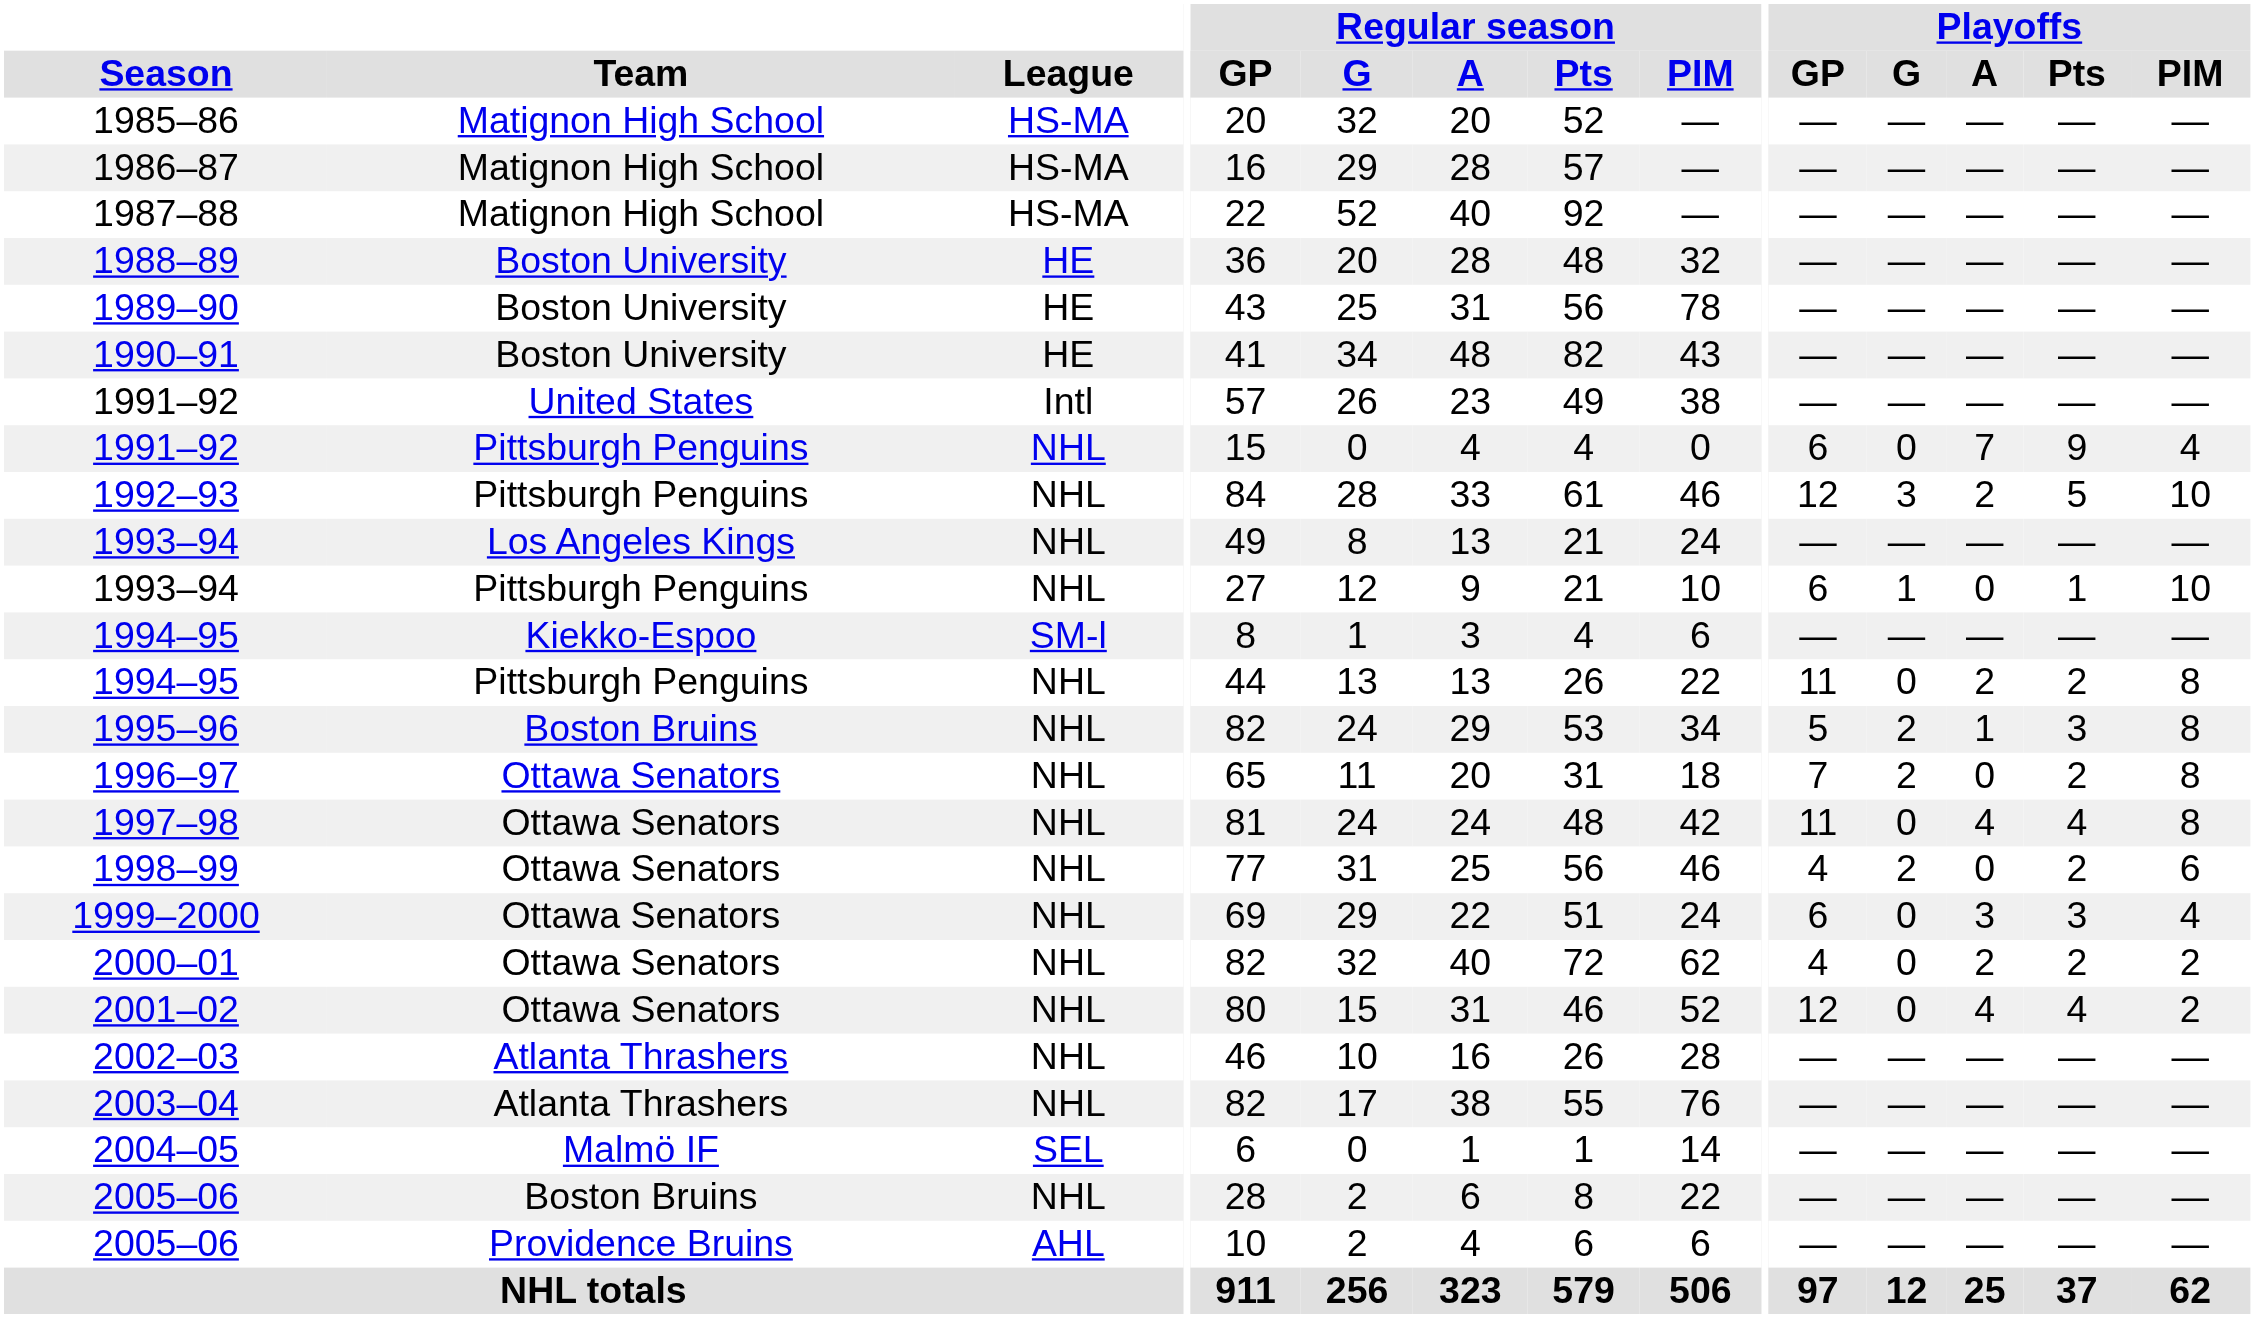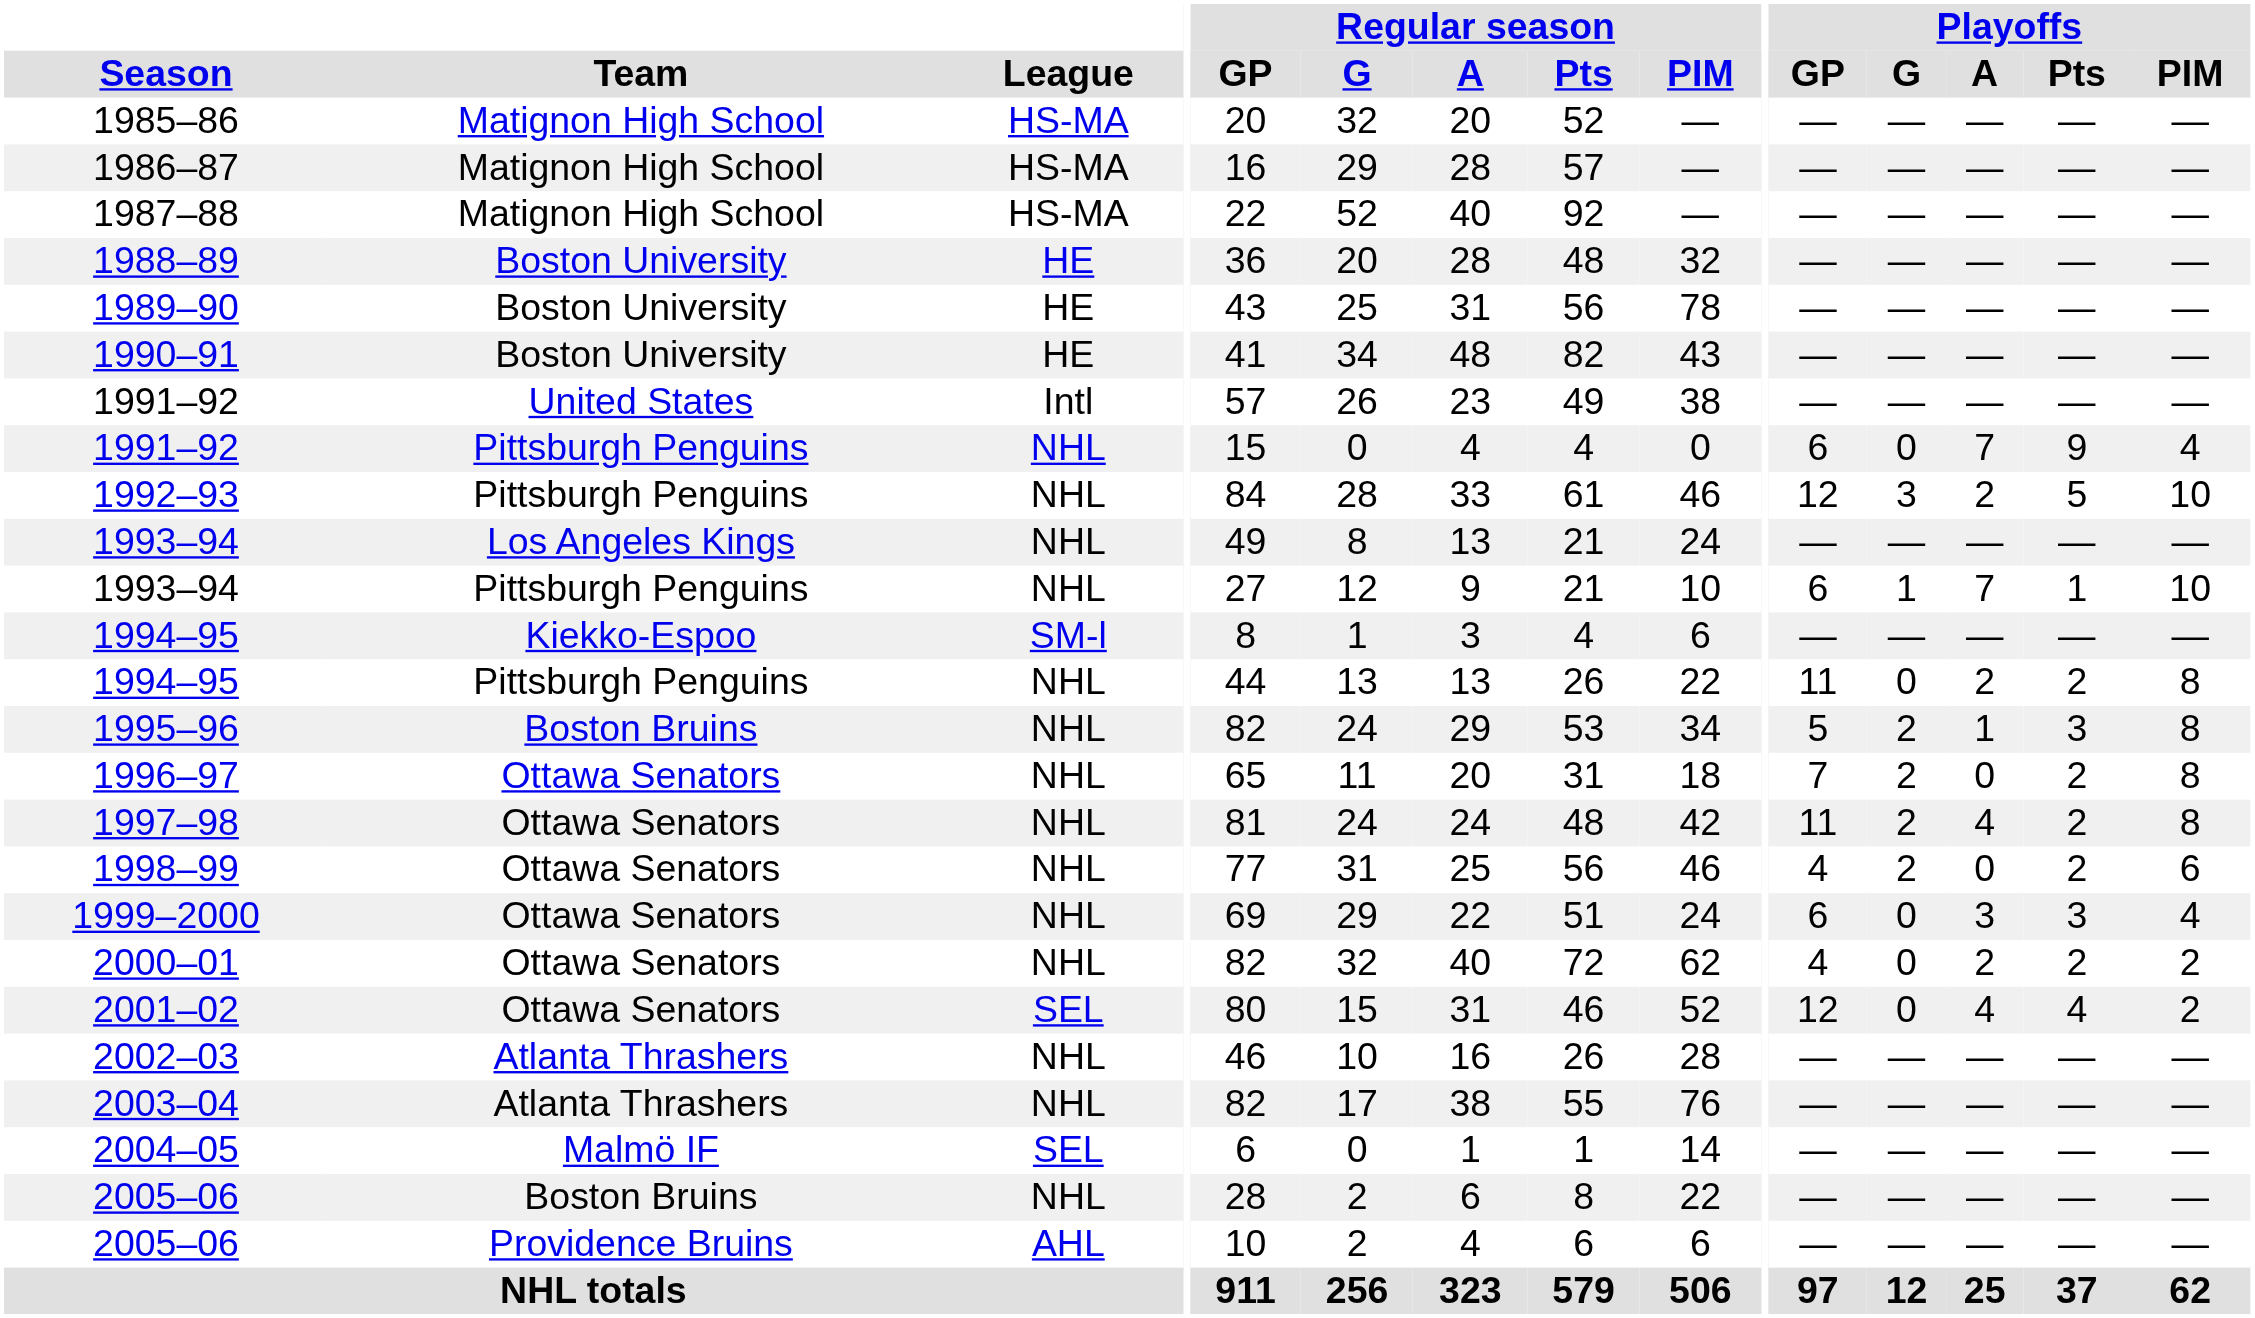(1985, 588) 0 -> (1985, 588) 7
(1906, 822) 0 -> (1906, 822) 2
(2077, 822) 4 -> (2077, 822) 2
(1068, 1009) NHL -> (1068, 1009) SEL
